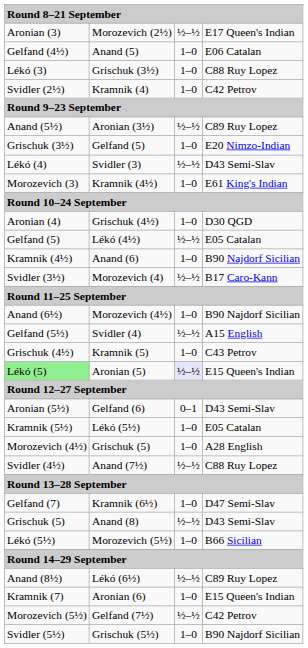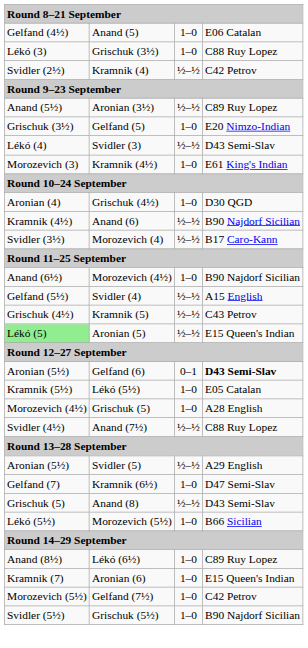- row: (132, 32)
(188, 89) 1–0 -> (188, 70) ½–½
- row: (116, 239)
(188, 258) 1–0 -> (188, 220) ½–½
(188, 352) 1–0 -> (188, 314) ½–½
(188, 371) lavender background -> (188, 333) no background
(240, 408) normal -> (241, 371) bold
+ row: (117, 465)
(188, 577) ½–½ -> (188, 559) 1–0
(188, 615) ½–½ -> (188, 596) 1–0
